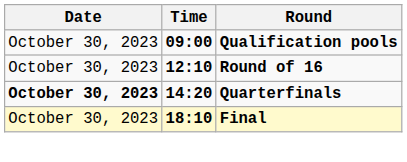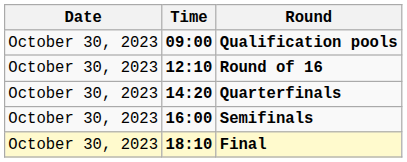(83, 94) bold -> (83, 94) normal
+ row: (267, 119)
